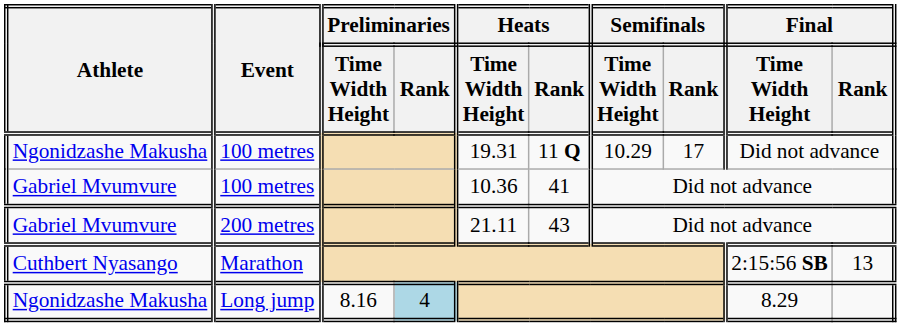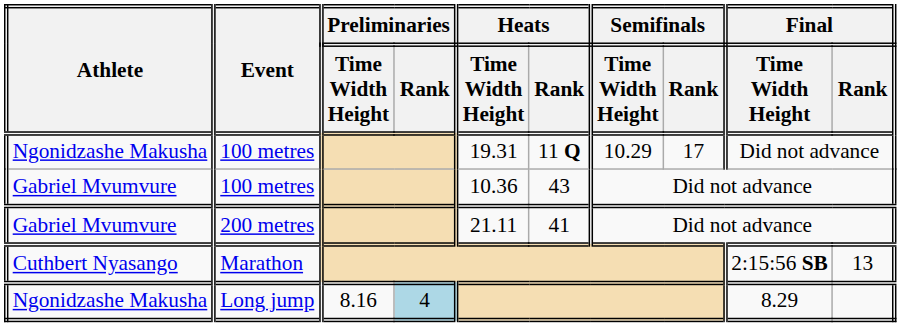(559, 187) 41 -> (559, 187) 43
(559, 225) 43 -> (559, 225) 41
